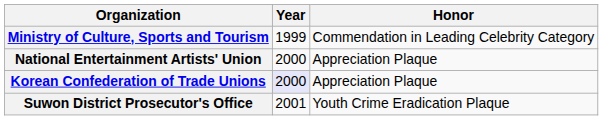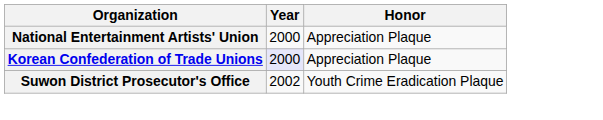- row: (138, 37)
(291, 103) 2001 -> (285, 81) 2002
